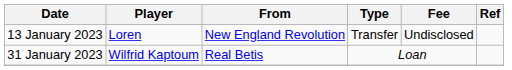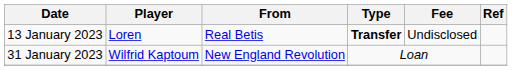(275, 34) New England Revolution -> (234, 34) Real Betis
(375, 34) normal -> (376, 34) bold
(234, 55) Real Betis -> (275, 55) New England Revolution
